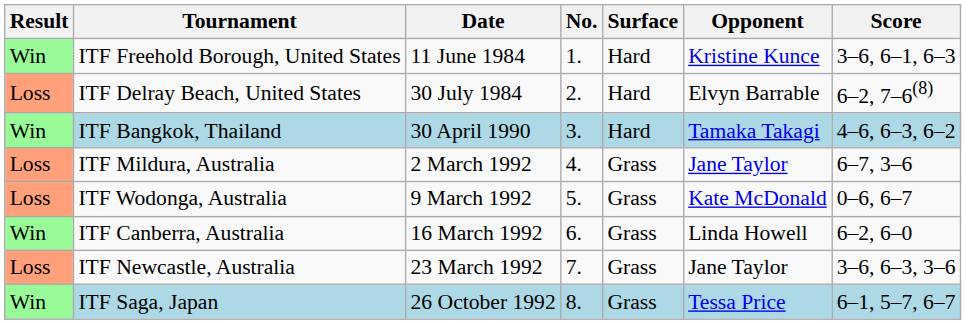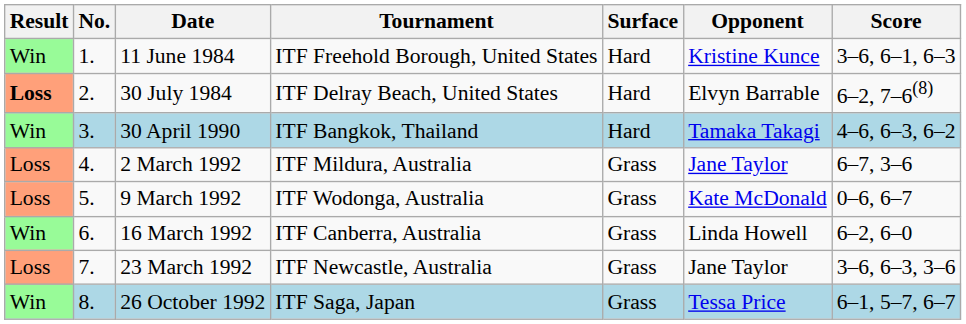columns swapped: (582, 21) <-> (240, 21)
(30, 93) normal -> (31, 93) bold
